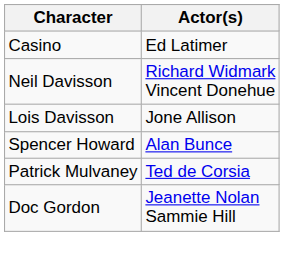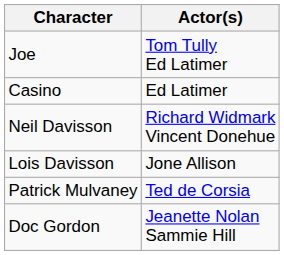+ row: (22, 54)
- row: (72, 144)
